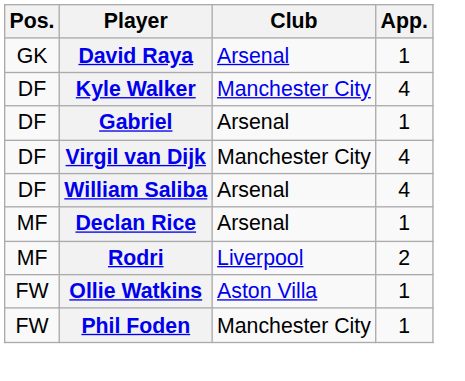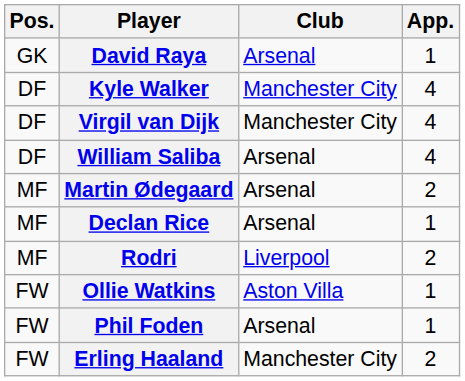- row: (136, 122)
+ row: (149, 190)
(294, 325) Manchester City -> (279, 325) Arsenal
+ row: (149, 358)
